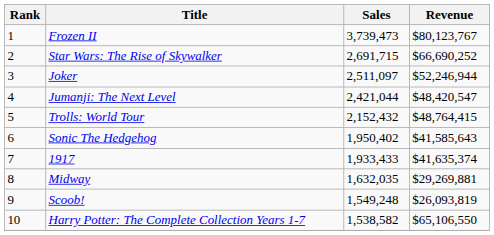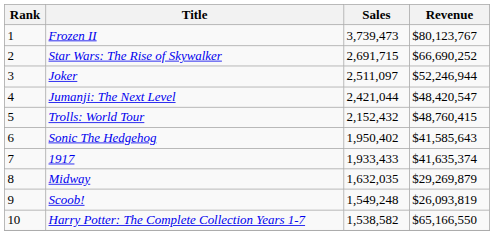(445, 117) $48,764,415 -> (445, 117) $48,760,415
(445, 179) $29,269,881 -> (445, 179) $29,269,879
(445, 220) $65,106,550 -> (445, 220) $65,166,550
